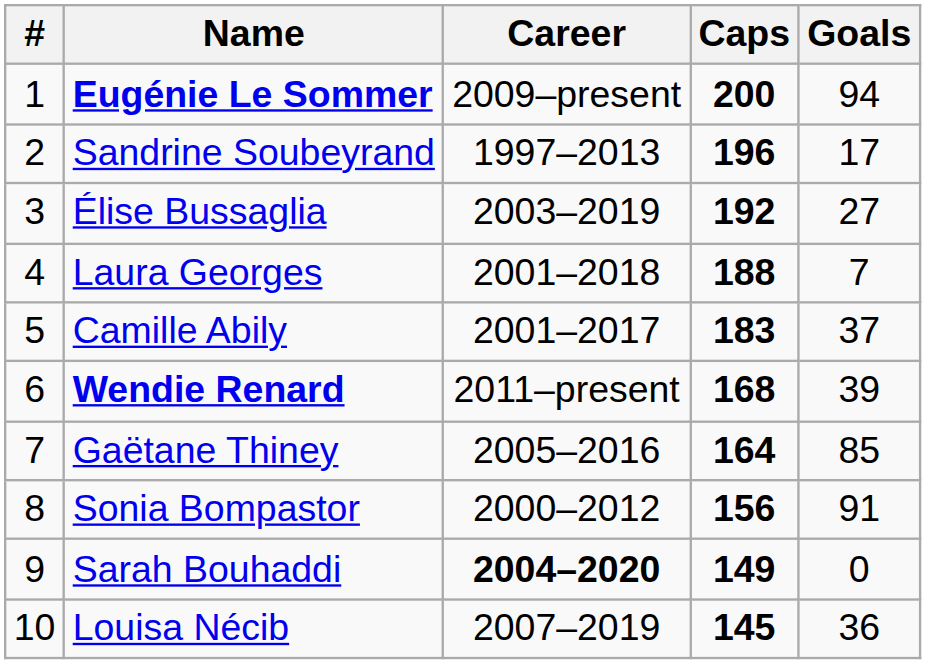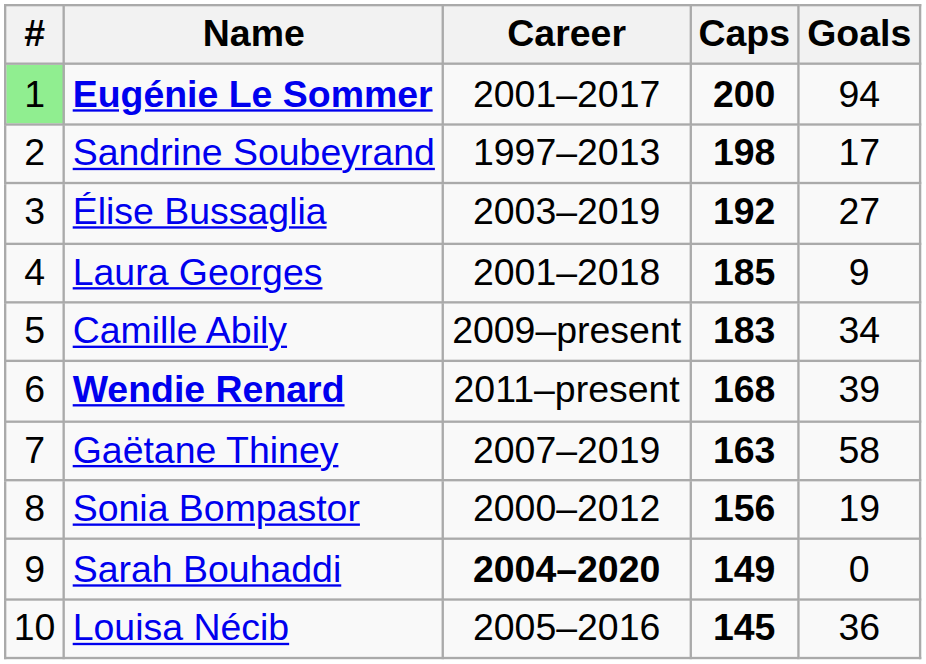(35, 93) no background -> (35, 93) lightgreen background
(567, 93) 2009–present -> (567, 93) 2001–2017
(744, 152) 196 -> (744, 152) 198
(744, 271) 188 -> (744, 271) 185
(859, 271) 7 -> (859, 271) 9
(567, 331) 2001–2017 -> (567, 331) 2009–present
(859, 331) 37 -> (859, 331) 34
(567, 449) 2005–2016 -> (567, 449) 2007–2019
(744, 449) 164 -> (744, 449) 163
(859, 449) 85 -> (859, 449) 58
(859, 509) 91 -> (859, 509) 19
(567, 627) 2007–2019 -> (567, 627) 2005–2016
